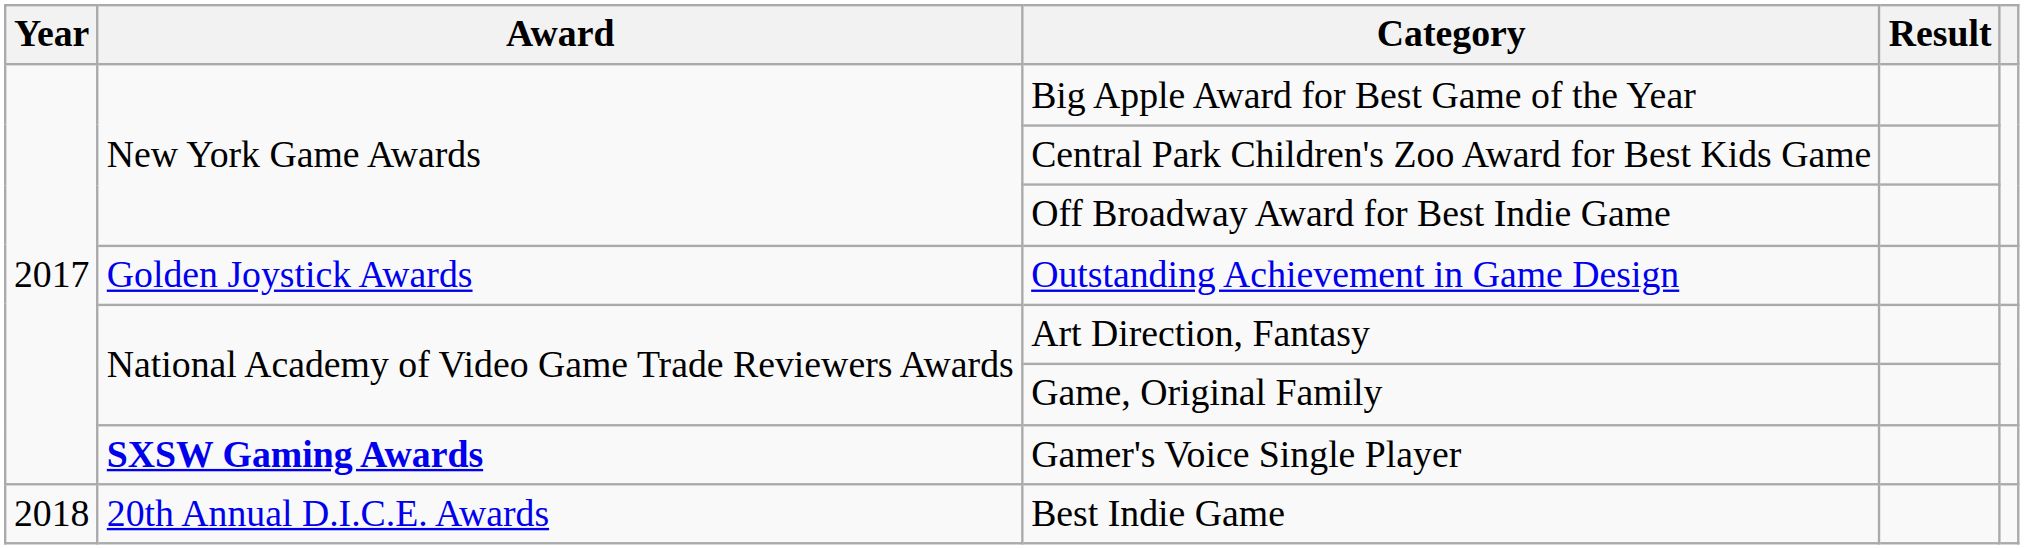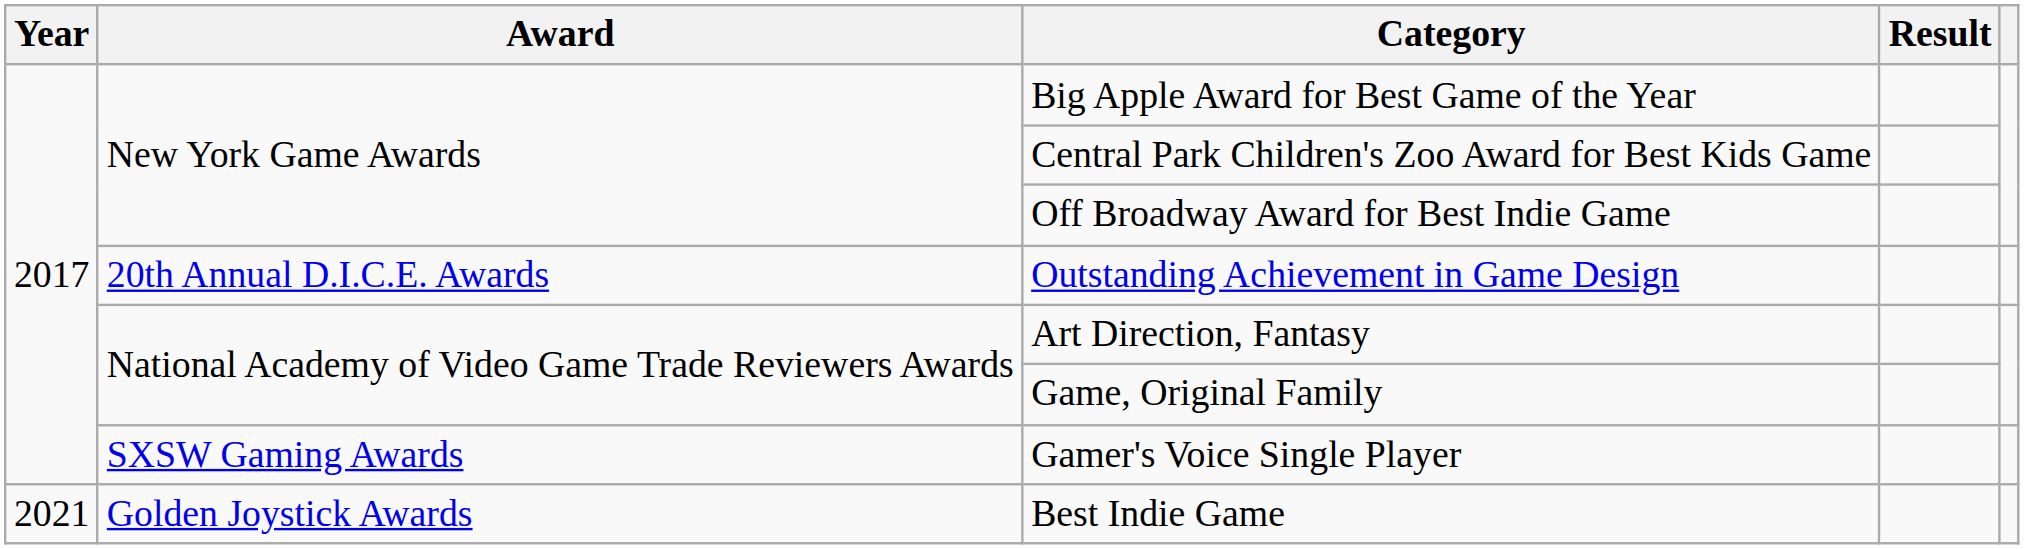(290, 273) Golden Joystick Awards -> (328, 273) 20th Annual D.I.C.E. Awards
(295, 453) bold -> (285, 453) normal
(52, 513) 2018 -> (52, 513) 2021
(328, 513) 20th Annual D.I.C.E. Awards -> (290, 513) Golden Joystick Awards
